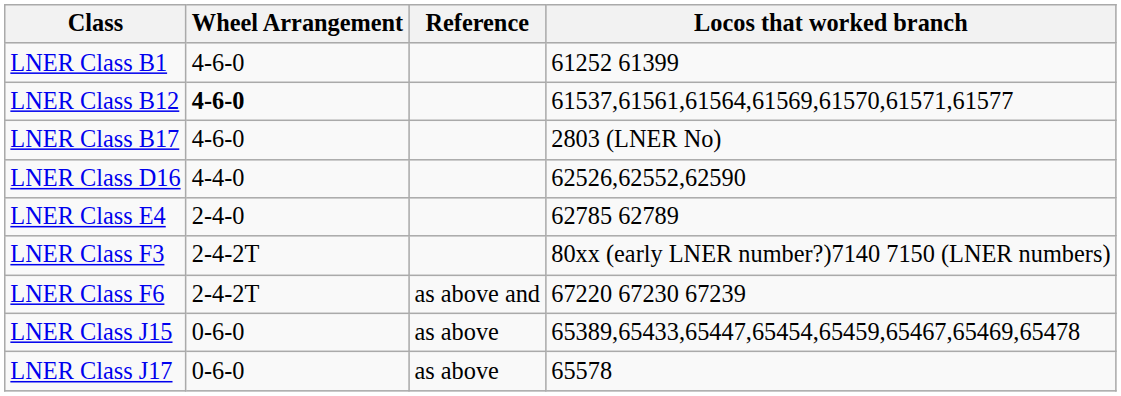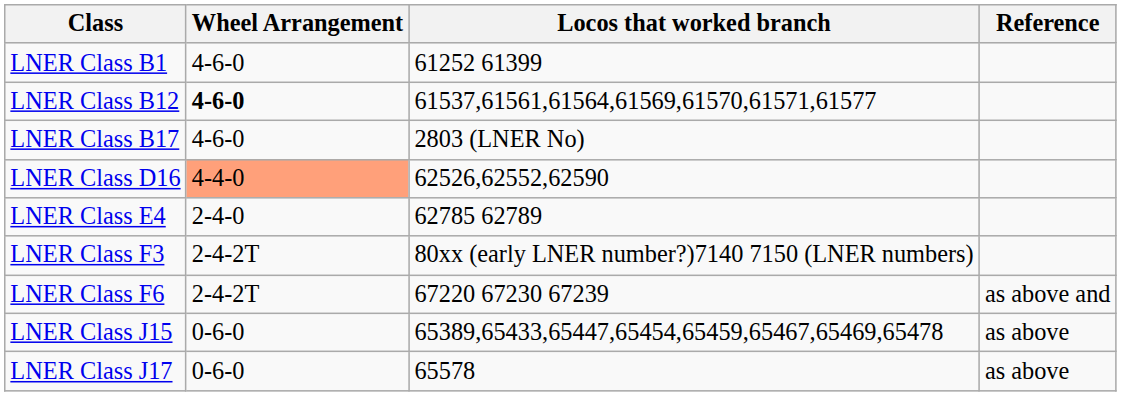columns swapped: (831, 23) <-> (477, 23)
(218, 178) no background -> (218, 178) lightsalmon background
